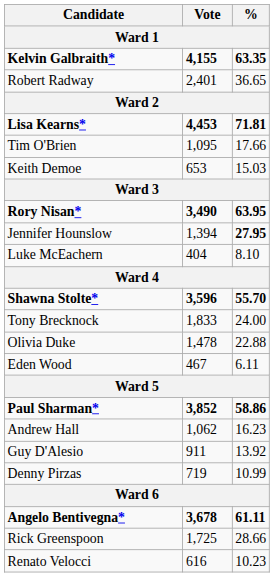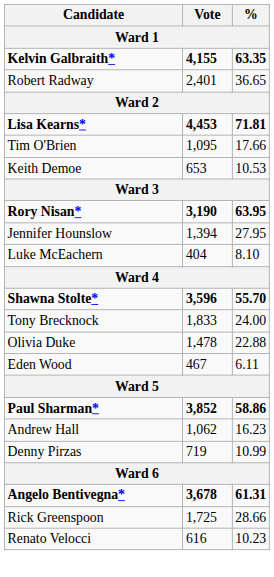(251, 168) 15.03 -> (251, 168) 10.53
(201, 211) 3,490 -> (201, 211) 3,190
(251, 233) bold -> (251, 233) normal
- row: (45, 451)
(250, 517) 61.11 -> (251, 495) 61.31
